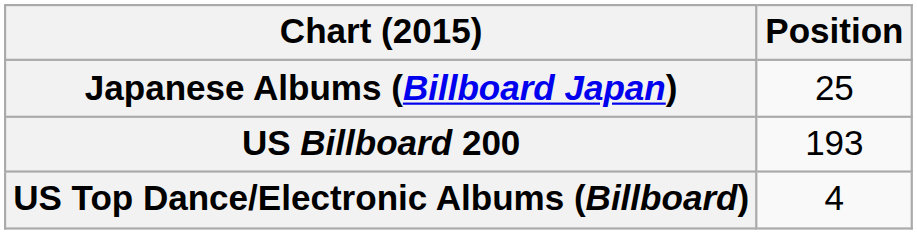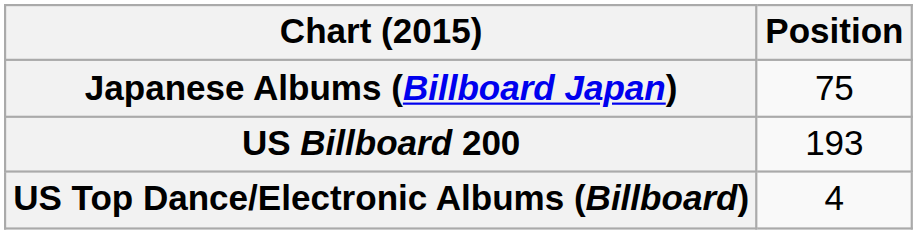(834, 87) 25 -> (834, 87) 75
